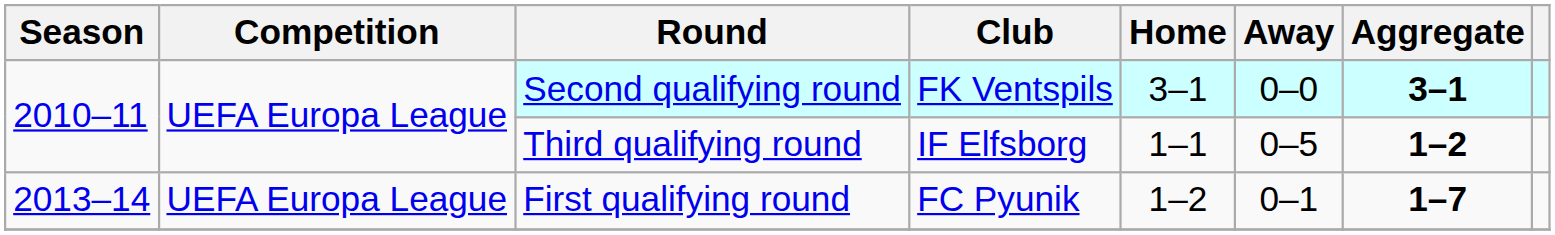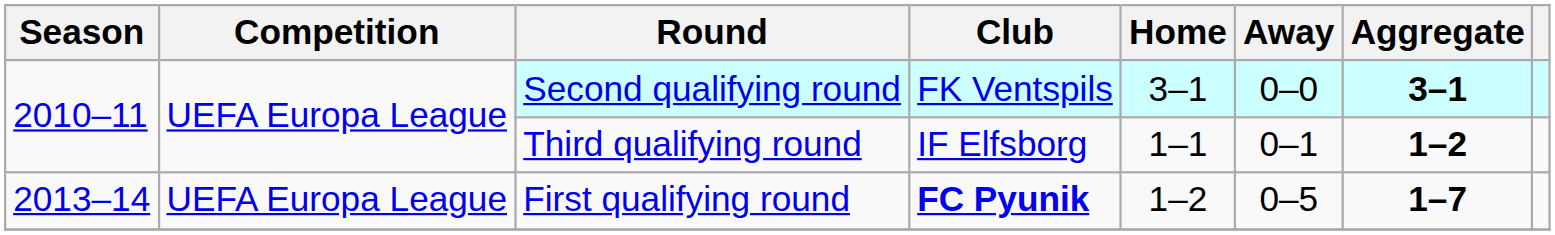(1289, 144) 0–5 -> (1289, 144) 0–1
(998, 199) normal -> (1003, 199) bold
(1289, 199) 0–1 -> (1289, 199) 0–5
